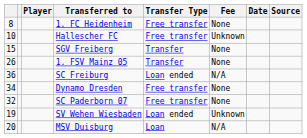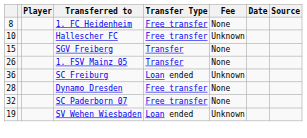(218, 75) N/A -> (228, 75) Unknown
(11, 88) 34 -> (11, 88) 28
- row: (84, 127)
